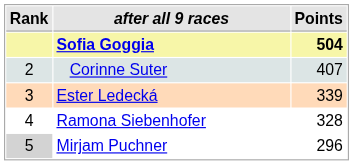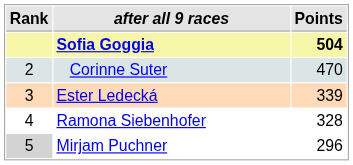(330, 70) 407 -> (330, 70) 470
